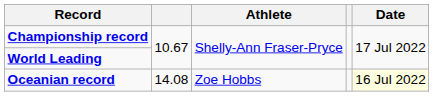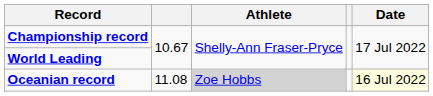(171, 79) 14.08 -> (171, 79) 11.08
(228, 79) no background -> (228, 79) lightgrey background
